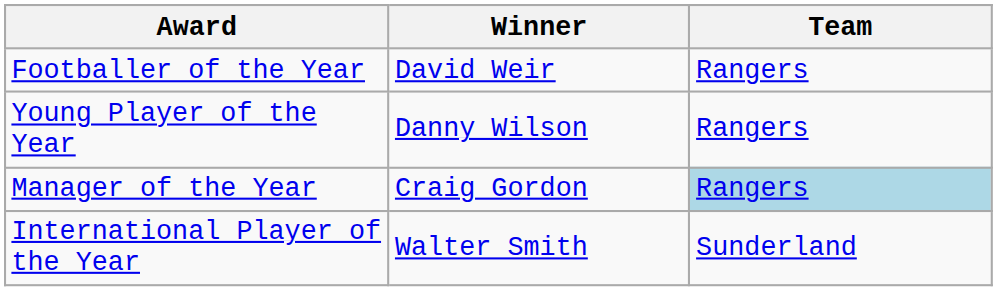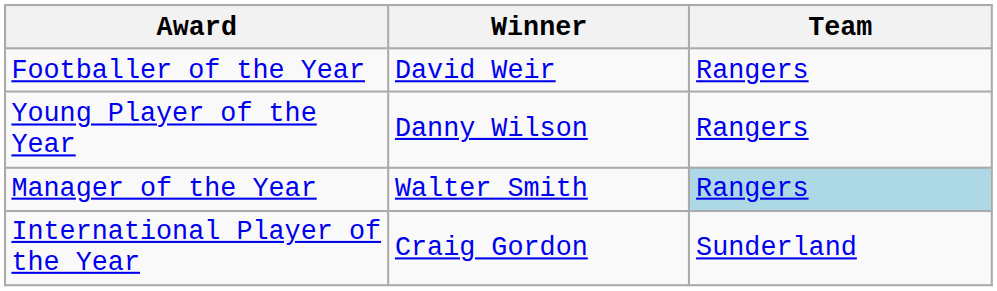(491, 189) Craig Gordon -> (491, 189) Walter Smith
(491, 248) Walter Smith -> (491, 248) Craig Gordon
